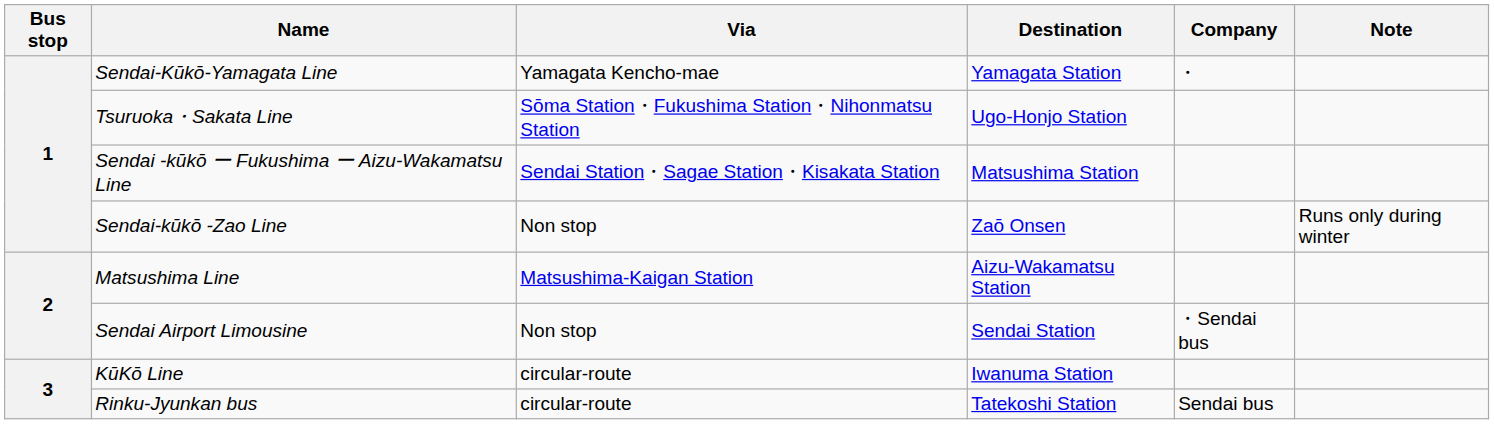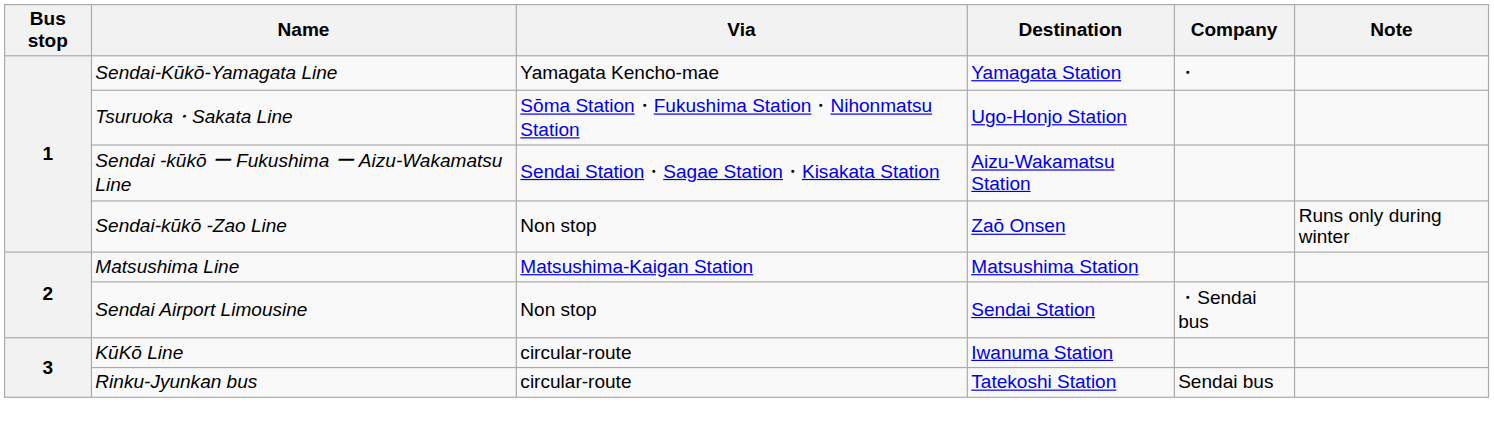(1055, 172) Matsushima Station -> (1043, 172) Aizu-Wakamatsu Station
(1043, 277) Aizu-Wakamatsu Station -> (1055, 266) Matsushima Station
